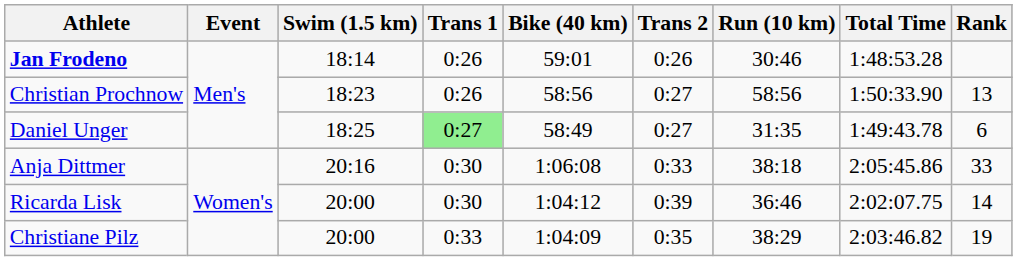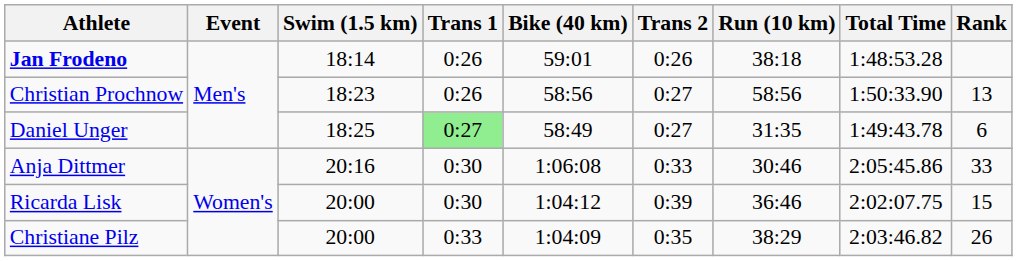(777, 58) 30:46 -> (777, 58) 38:18
(777, 166) 38:18 -> (777, 166) 30:46
(982, 202) 14 -> (982, 202) 15
(982, 237) 19 -> (982, 237) 26
